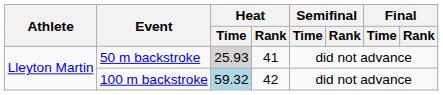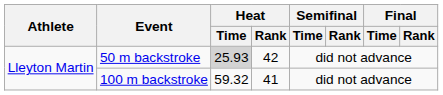(271, 58) 41 -> (271, 58) 42
(231, 79) lightblue background -> (231, 79) no background
(271, 79) 42 -> (271, 79) 41
